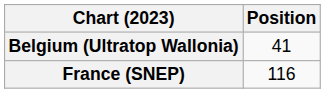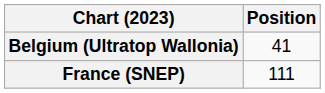(282, 74) 116 -> (282, 74) 111
